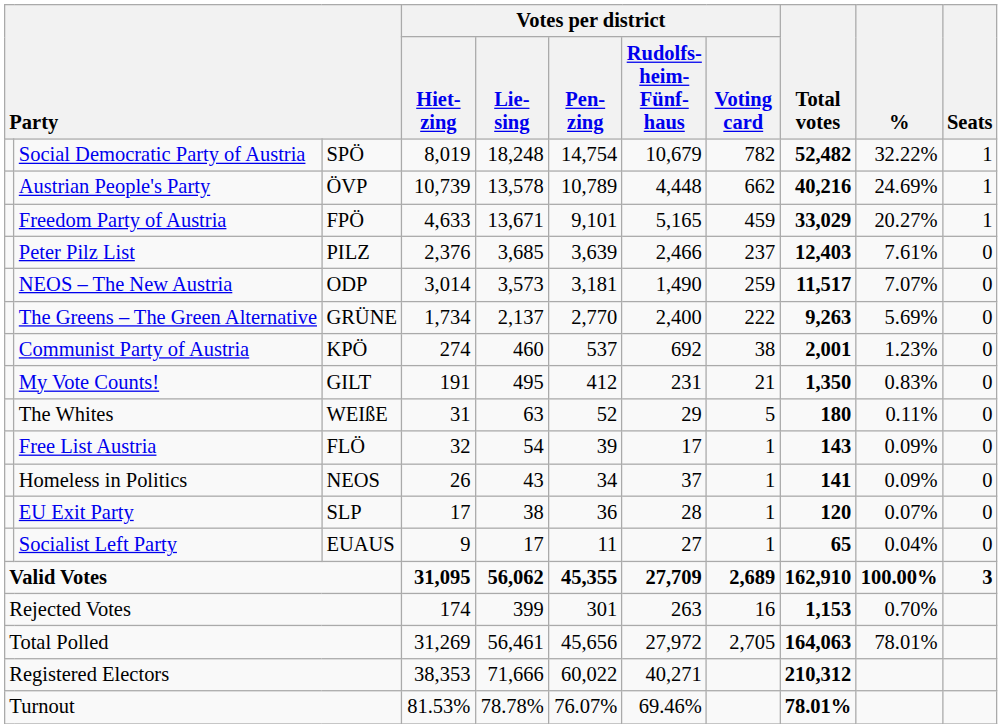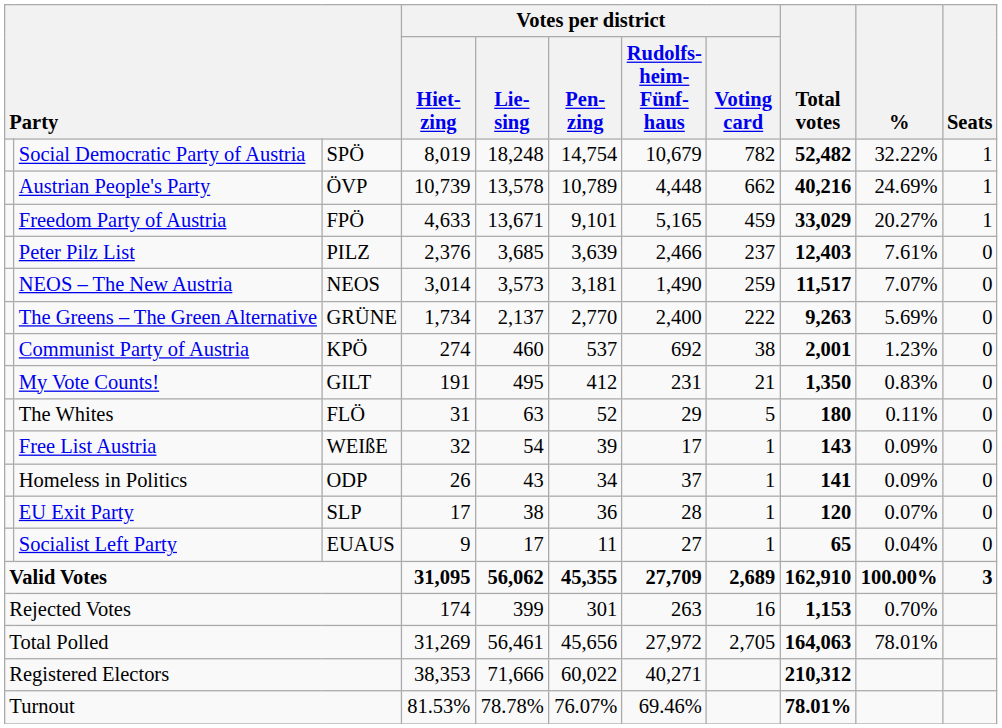(347, 284) ODP -> (353, 284) NEOS
(357, 414) WEIßE -> (346, 414) FLÖ
(346, 447) FLÖ -> (357, 447) WEIßE
(353, 479) NEOS -> (347, 479) ODP
